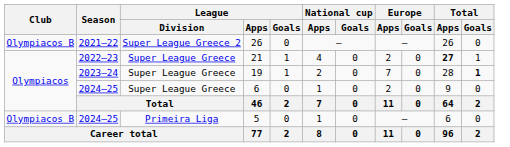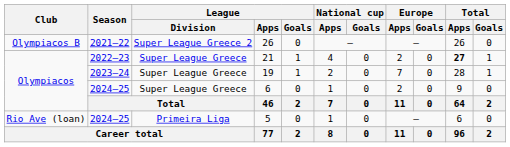(478, 73) bold -> (489, 73) normal
(40, 119) Olympiacos B -> (46, 119) Rio Ave (loan)
